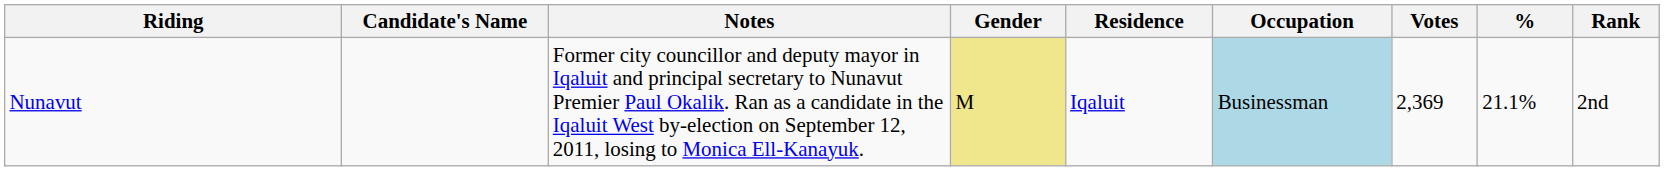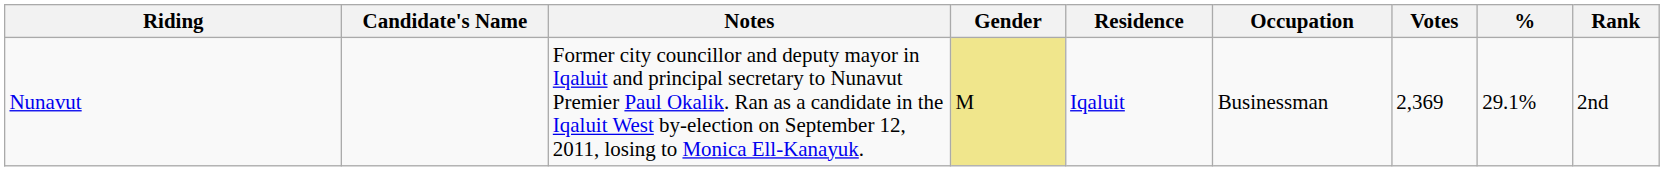(1273, 101) lightblue background -> (1273, 101) no background
(1509, 101) 21.1% -> (1509, 101) 29.1%
